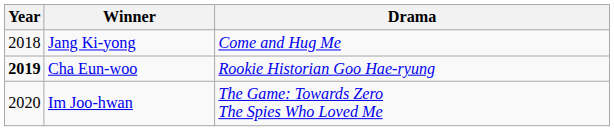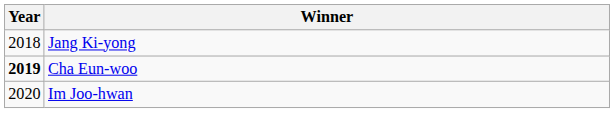- column: (412, 17)
